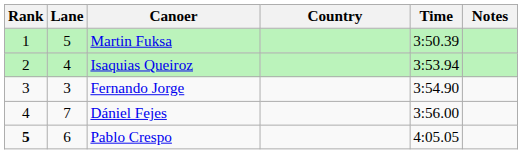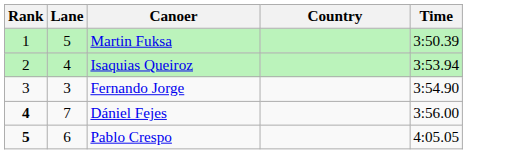- column: (490, 16)
(26, 112) normal -> (26, 112) bold
